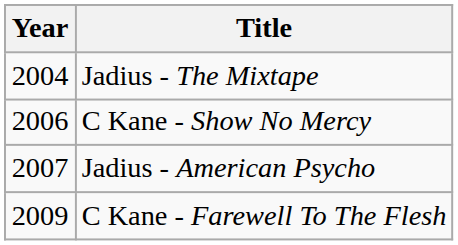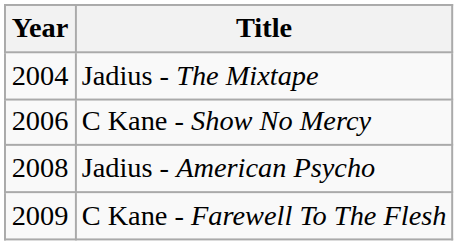(40, 168) 2007 -> (40, 168) 2008
